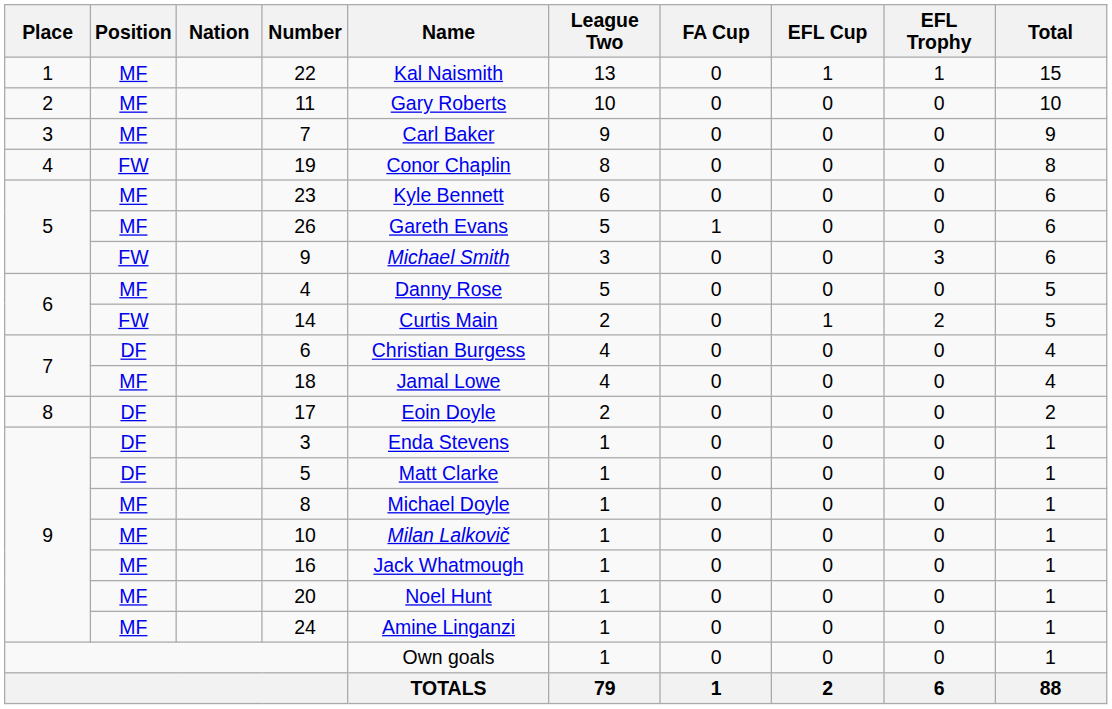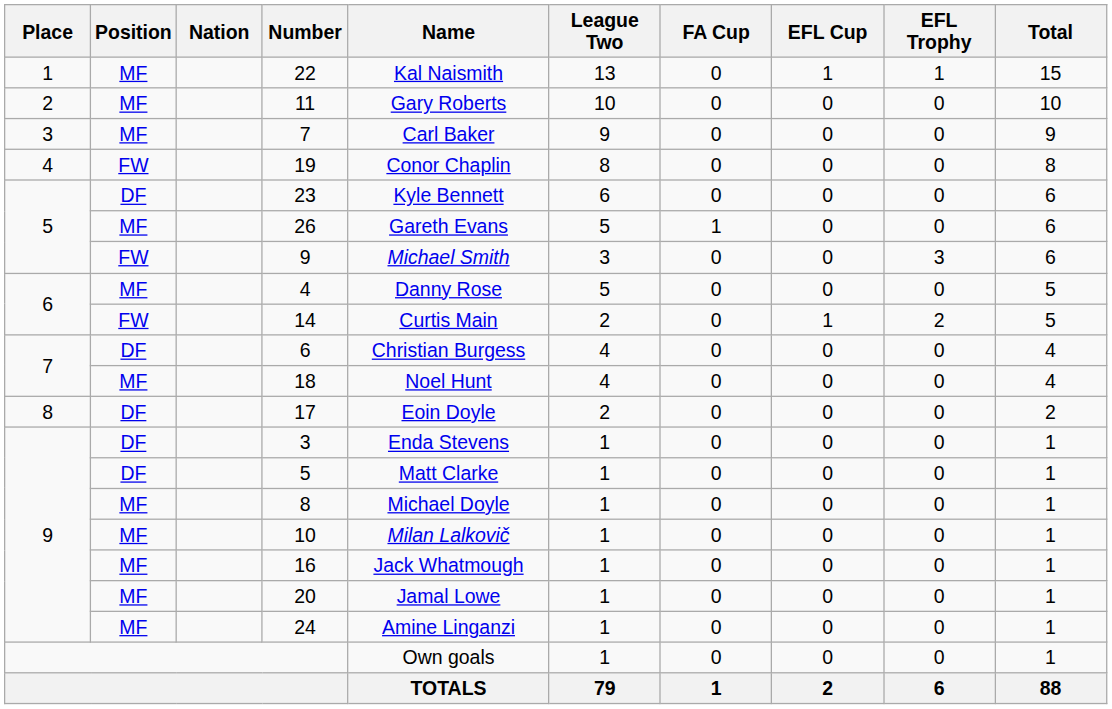(133, 196) MF -> (133, 196) DF
(449, 381) Jamal Lowe -> (449, 381) Noel Hunt
(449, 596) Noel Hunt -> (449, 596) Jamal Lowe
